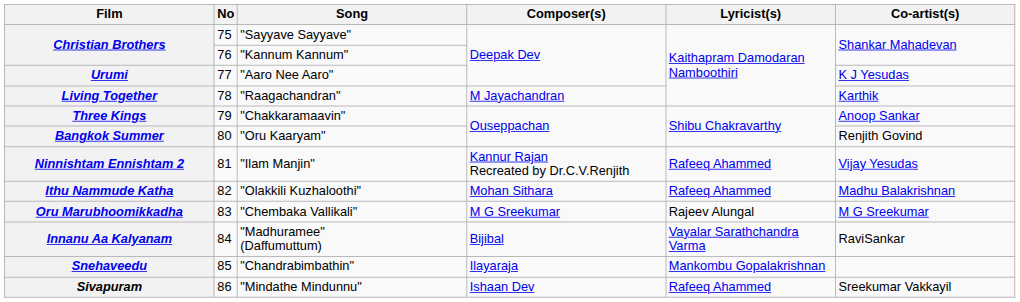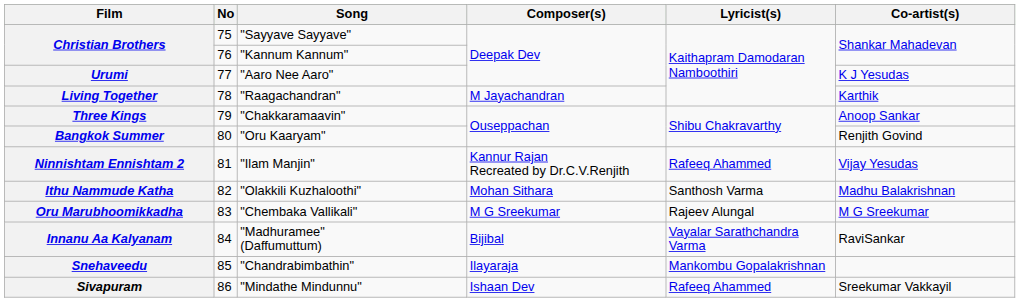(720, 191) Rafeeq Ahammed -> (716, 191) Santhosh Varma
